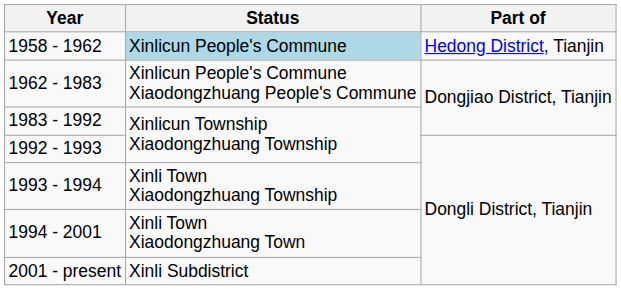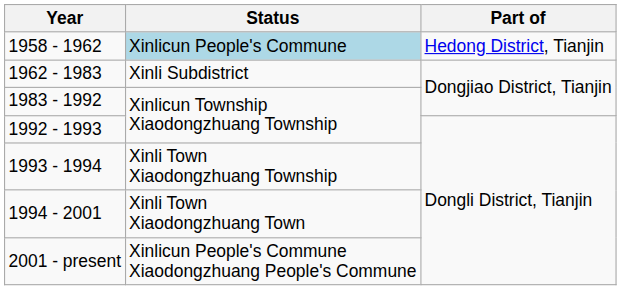(273, 83) Xinlicun People's Commune Xiaodongzhuang People's Commune -> (189, 73) Xinli Subdistrict
(189, 270) Xinli Subdistrict -> (273, 260) Xinlicun People's Commune Xiaodongzhuang People's Commune
